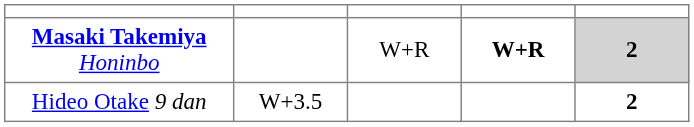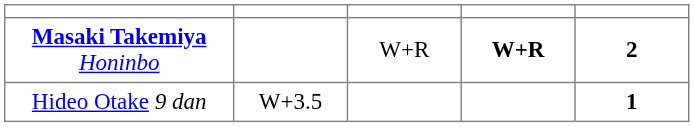(632, 49) lightgrey background -> (632, 49) no background
(632, 101) 2 -> (632, 101) 1
